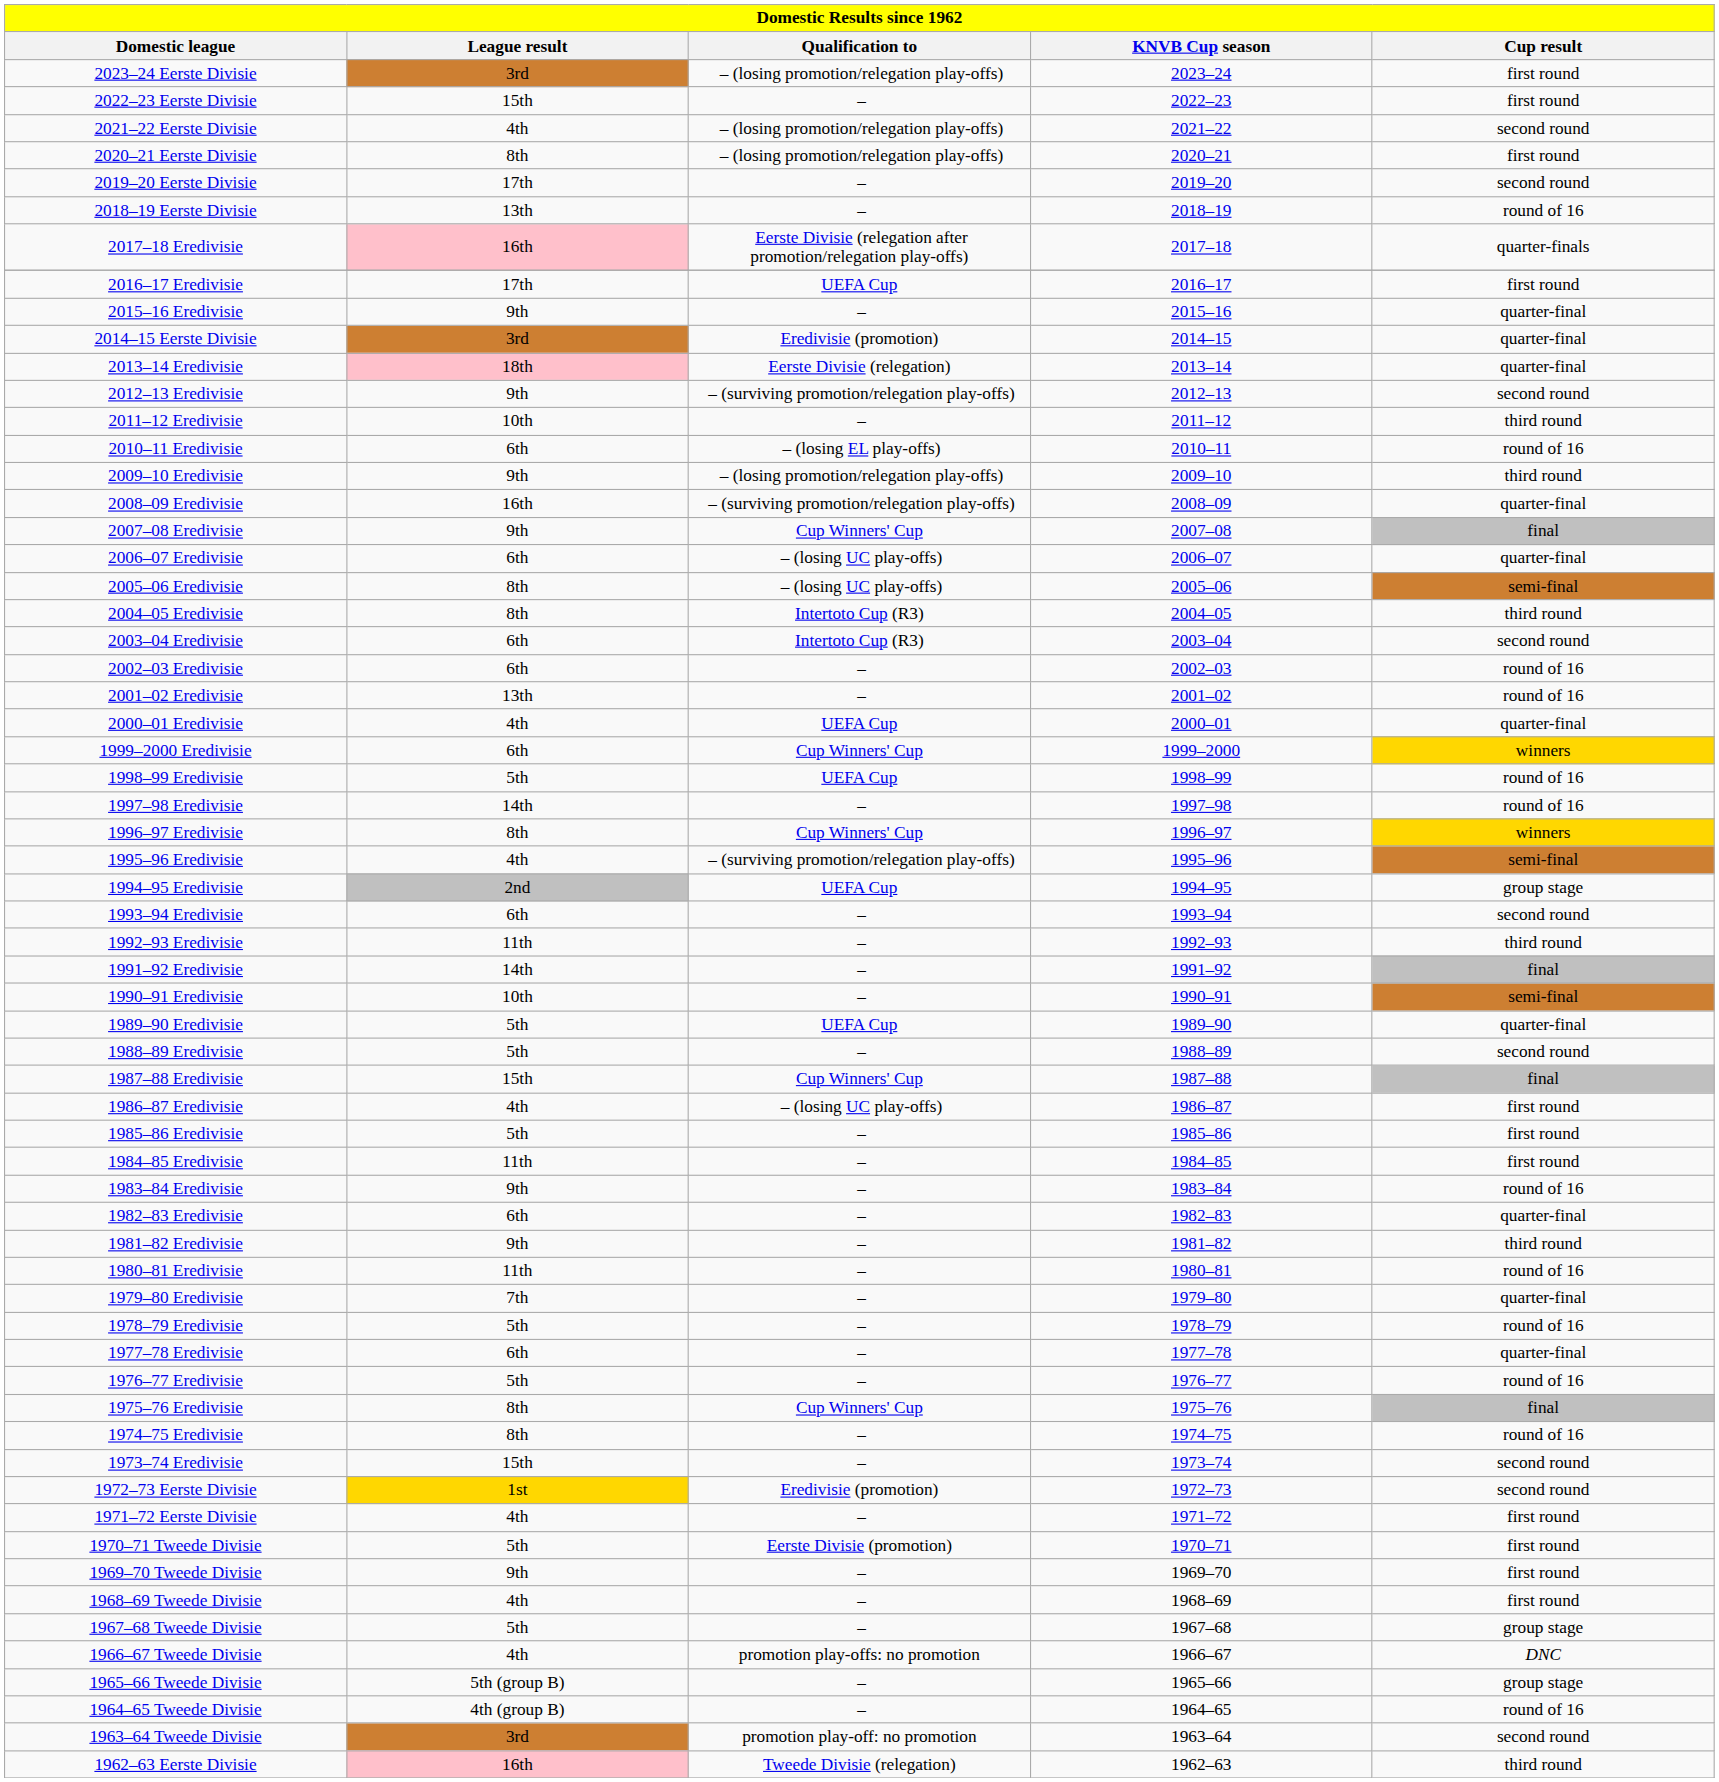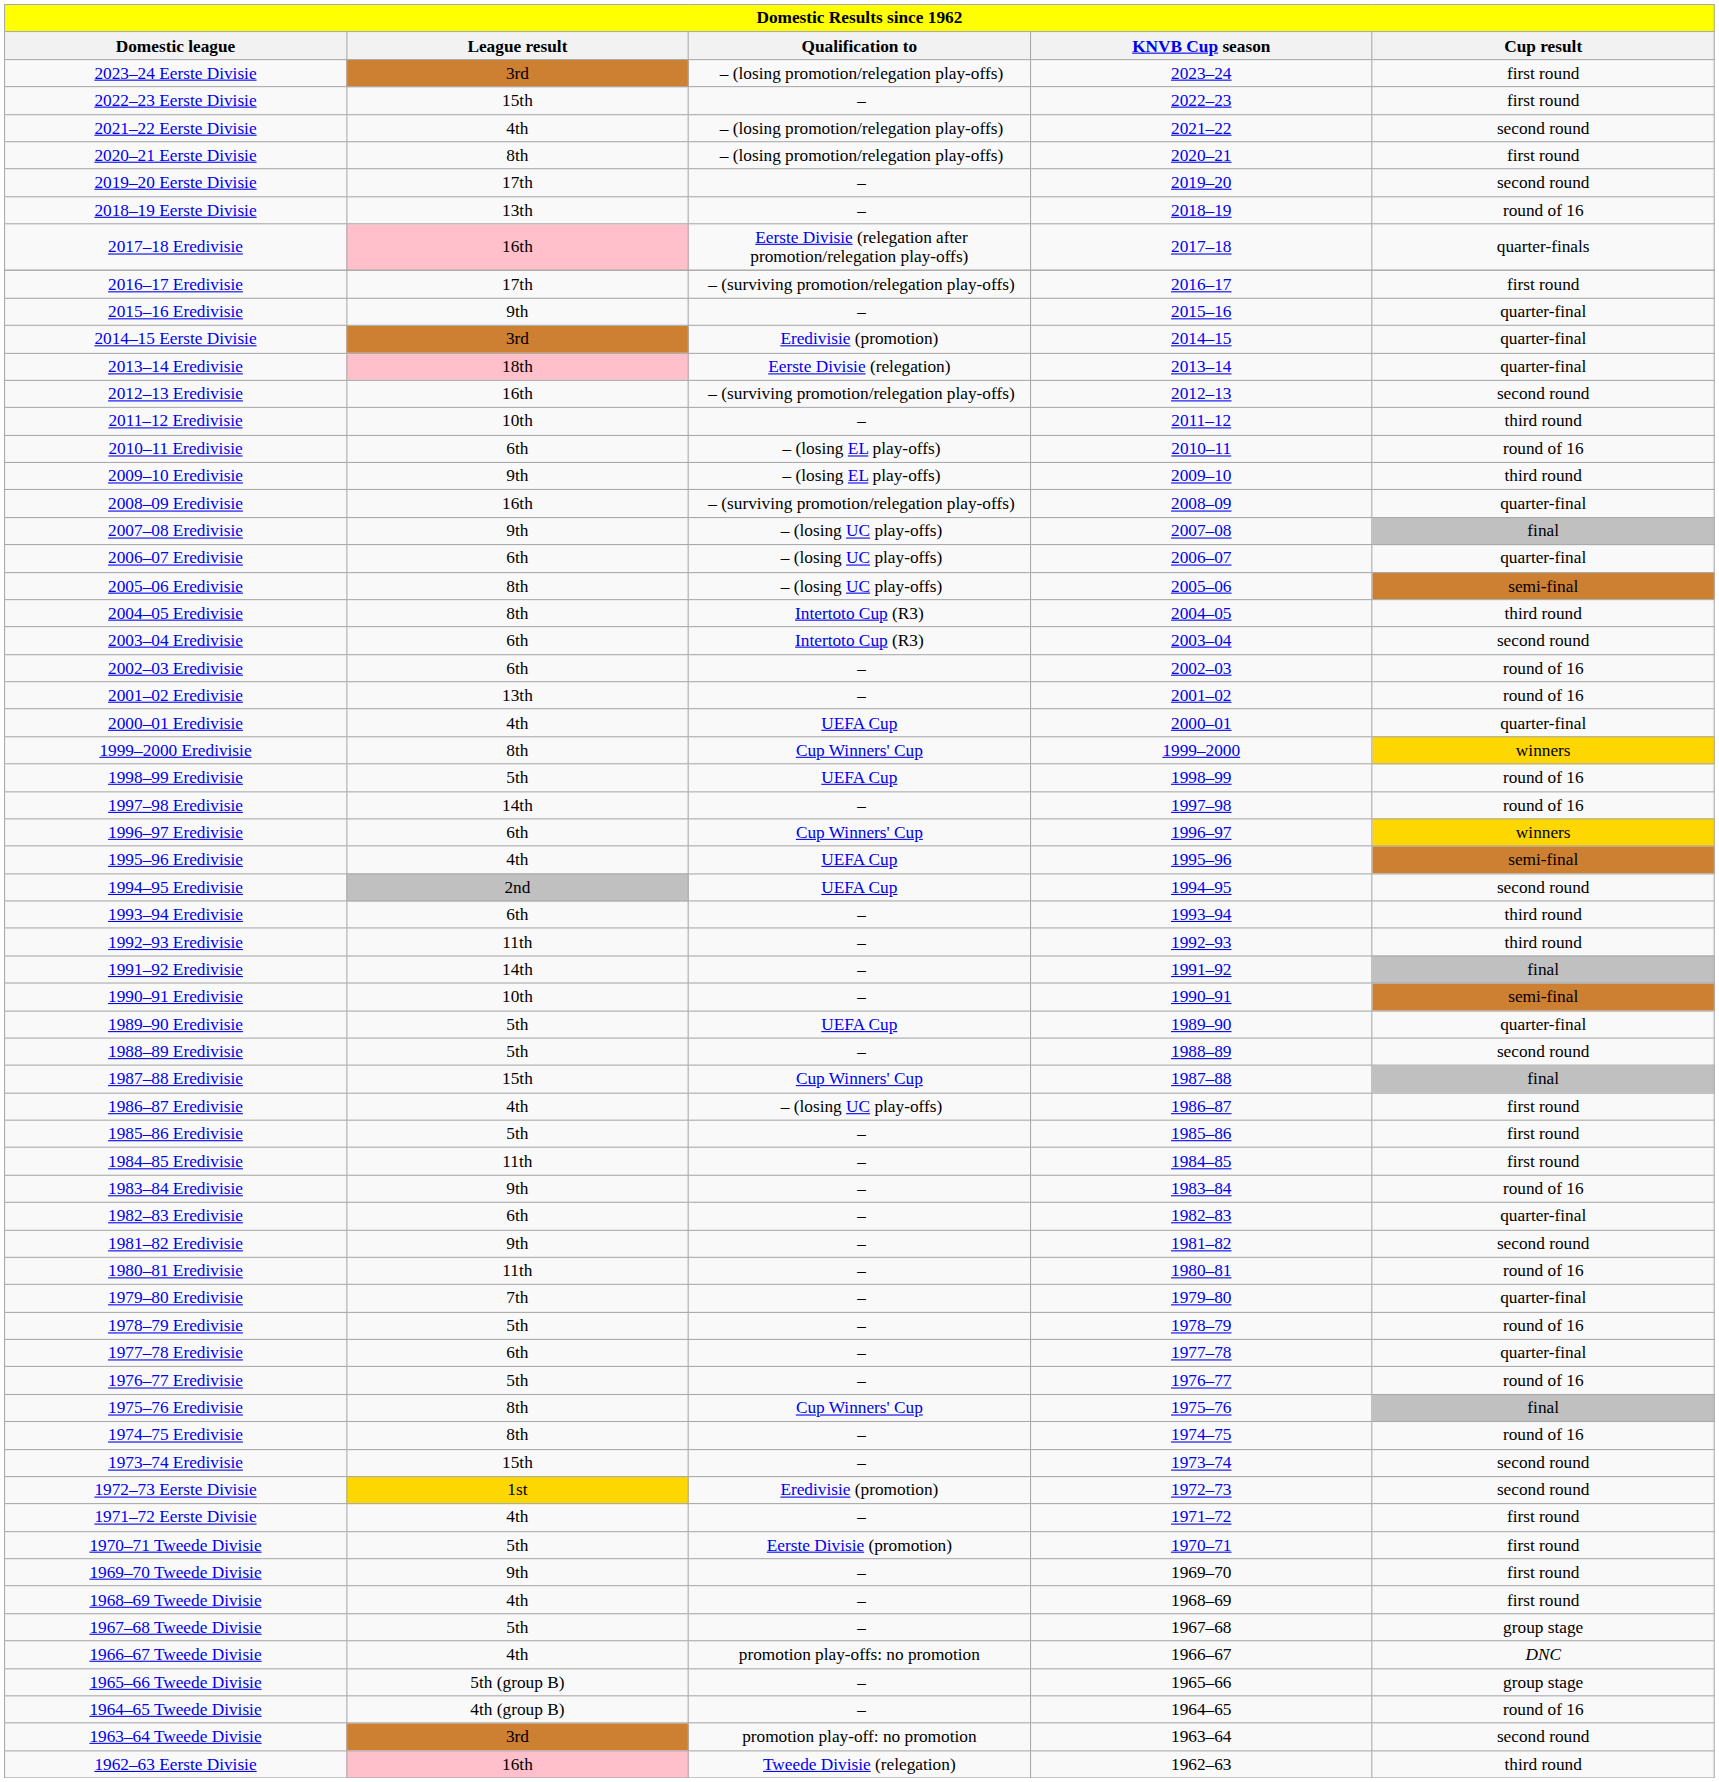(859, 284) UEFA Cup -> (859, 284) – (surviving promotion/relegation play-offs)
(517, 393) 9th -> (517, 393) 16th
(859, 476) – (losing promotion/relegation play-offs) -> (859, 476) – (losing EL play-offs)
(859, 530) Cup Winners' Cup -> (859, 530) – (losing UC play-offs)
(517, 750) 6th -> (517, 750) 8th
(517, 832) 8th -> (517, 832) 6th
(859, 859) – (surviving promotion/relegation play-offs) -> (859, 859) UEFA Cup
(1543, 887) group stage -> (1543, 887) second round
(1543, 914) second round -> (1543, 914) third round
(1543, 1243) third round -> (1543, 1243) second round
